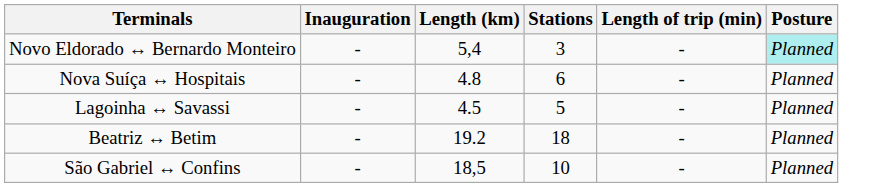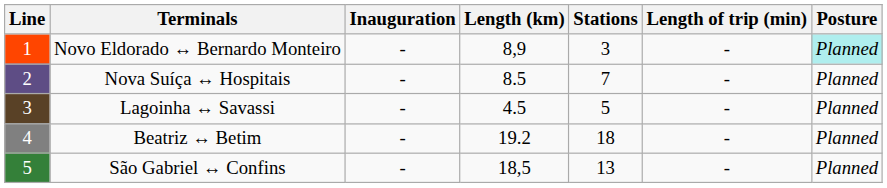+ column: (27, 19)
(469, 49) 5,4 -> (514, 49) 8,9
(469, 78) 4.8 -> (514, 78) 8.5
(560, 78) 6 -> (606, 78) 7
(560, 167) 10 -> (606, 167) 13
